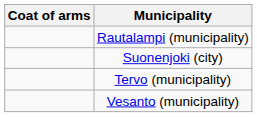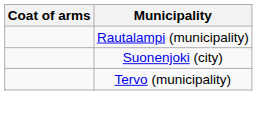- row: (173, 101)
